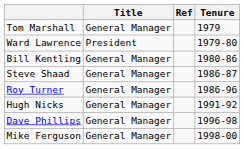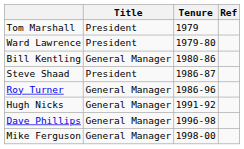columns swapped: (217, 12) <-> (184, 12)
(128, 28) General Manager -> (111, 28) President
(128, 74) General Manager -> (111, 74) President
